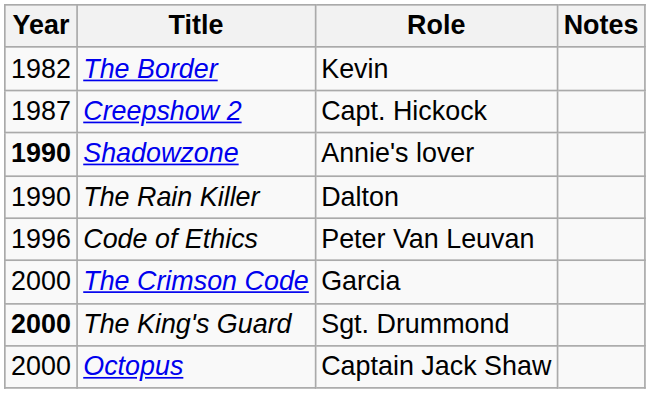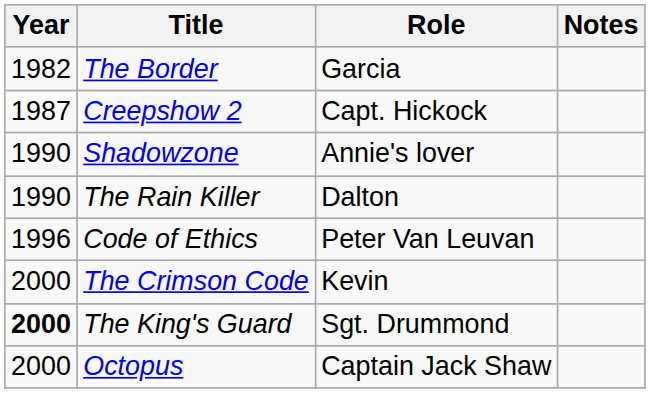(355, 68) Kevin -> (361, 68) Garcia
(41, 153) bold -> (41, 153) normal
(361, 281) Garcia -> (355, 281) Kevin
